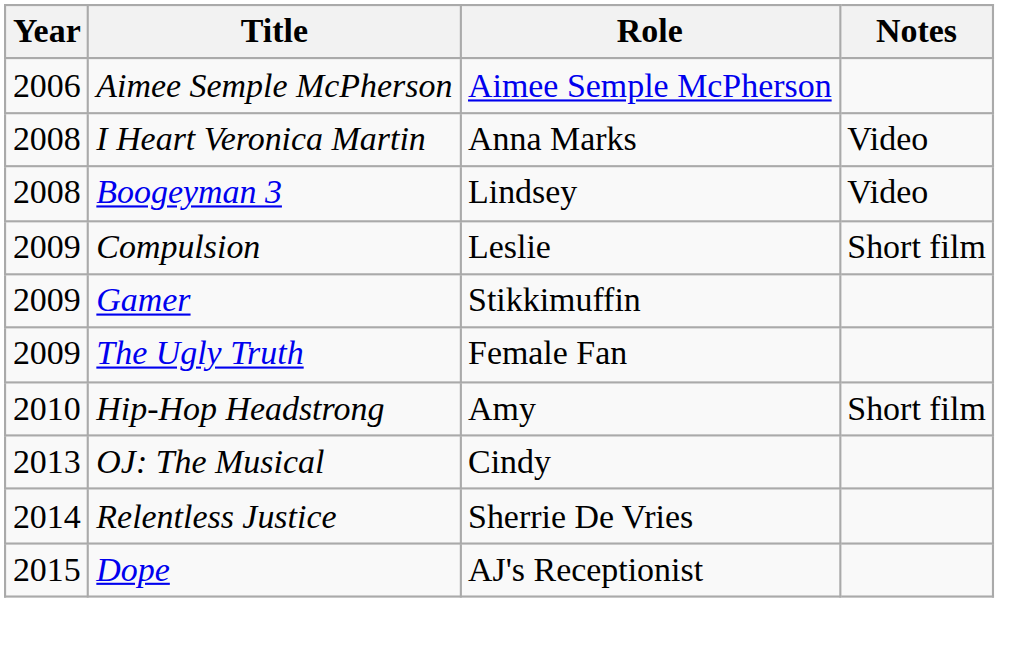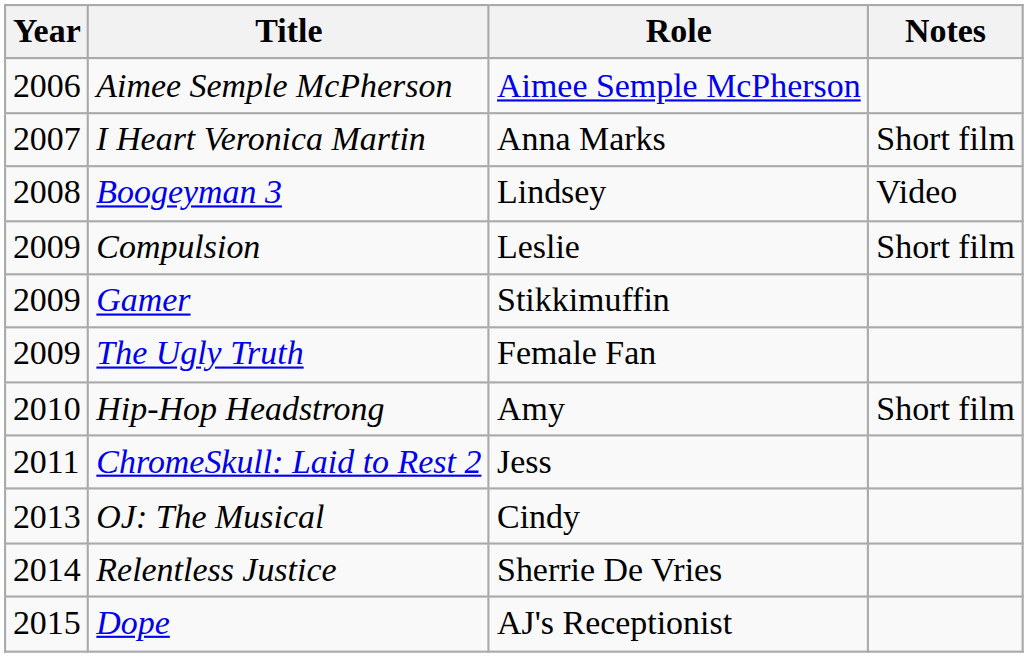(47, 138) 2008 -> (47, 138) 2007
(888, 138) Video -> (946, 138) Short film
+ row: (289, 461)
